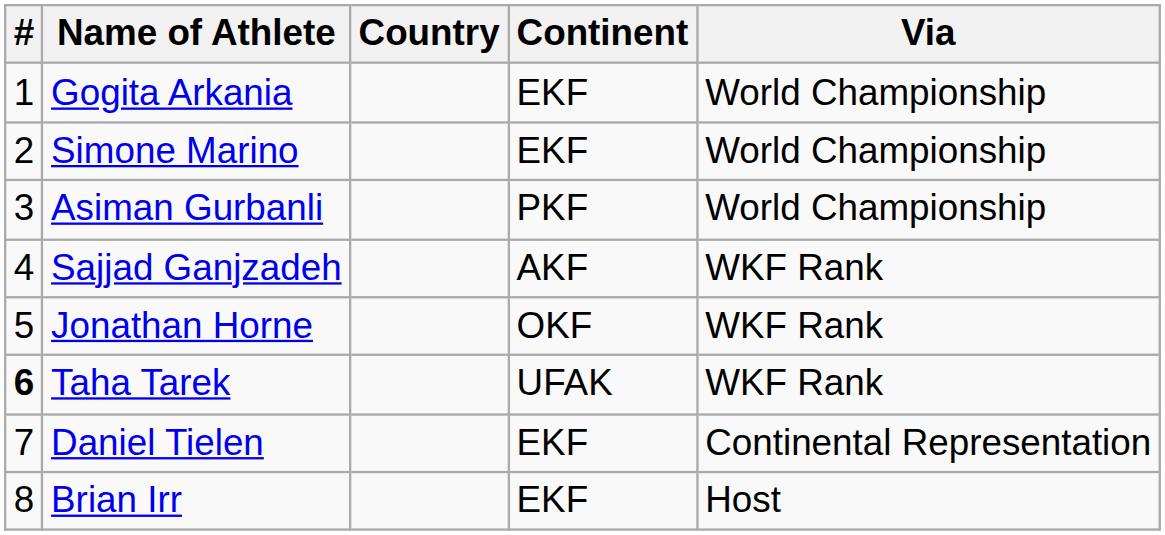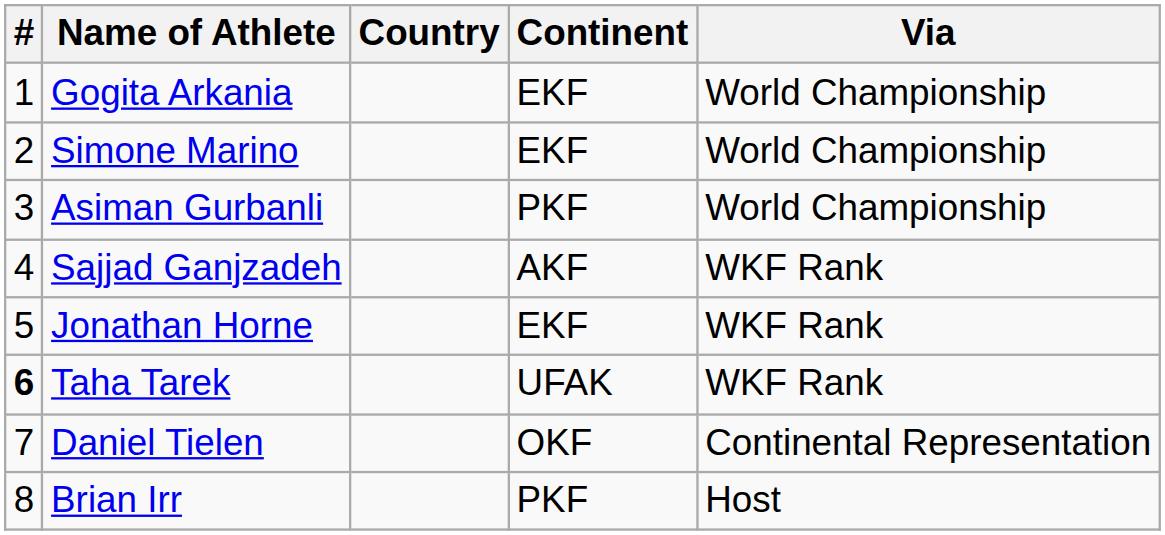(554, 325) OKF -> (552, 325) EKF
(552, 442) EKF -> (554, 442) OKF
(552, 500) EKF -> (552, 500) PKF
